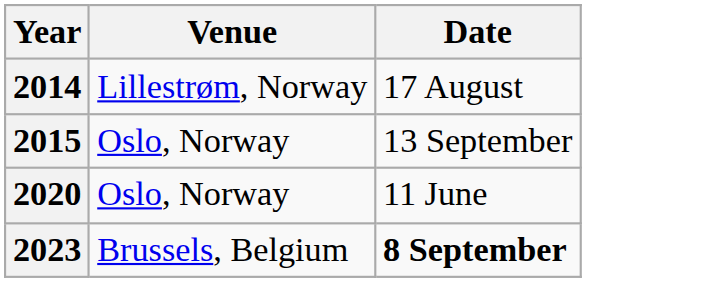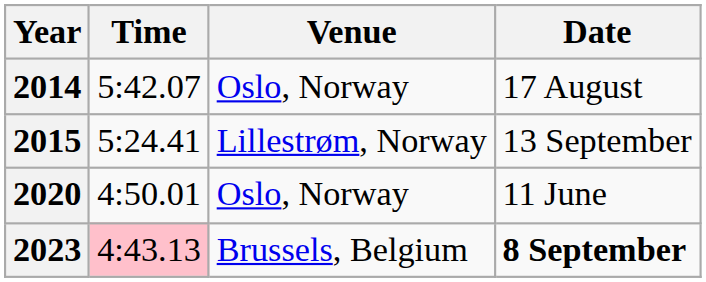+ column: (149, 31)
(232, 85) Lillestrøm, Norway -> (313, 85) Oslo, Norway
(193, 140) Oslo, Norway -> (352, 140) Lillestrøm, Norway
